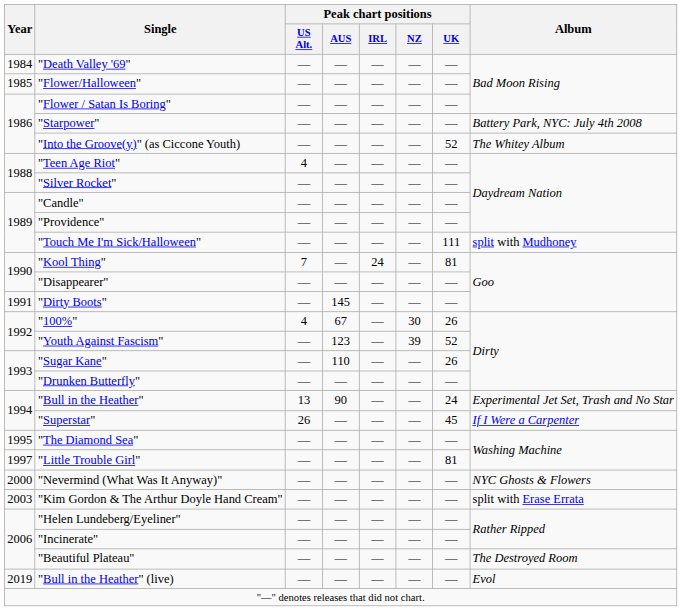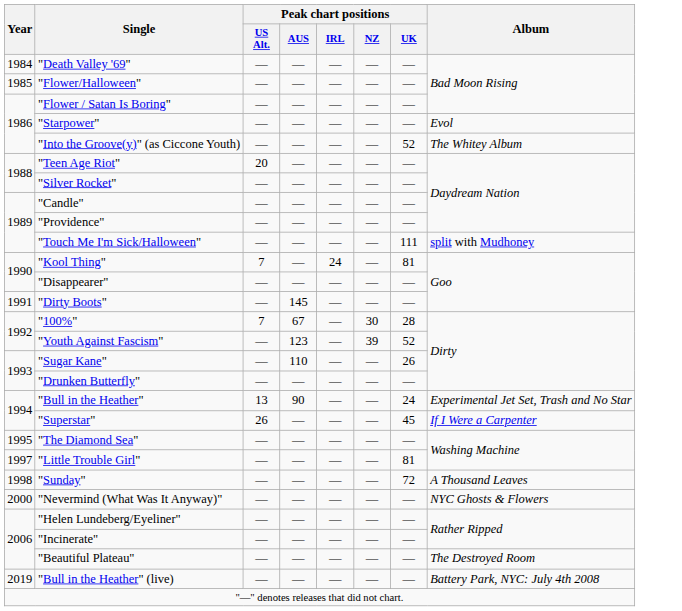(557, 123) Battery Park, NYC: July 4th 2008 -> (442, 123) Evol
(304, 163) 4 -> (261, 163) 20
(304, 321) 4 -> (261, 321) 7
(451, 321) 26 -> (409, 321) 28
+ row: (62, 479)
- row: (160, 499)
(484, 578) Evol -> (515, 578) Battery Park, NYC: July 4th 2008
